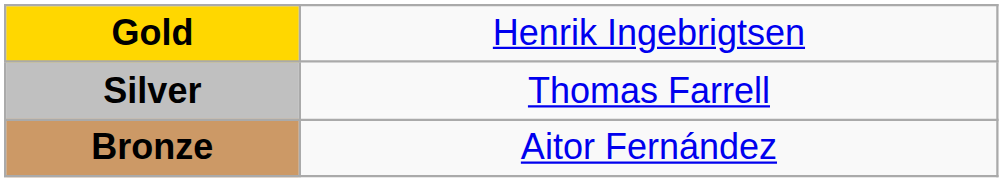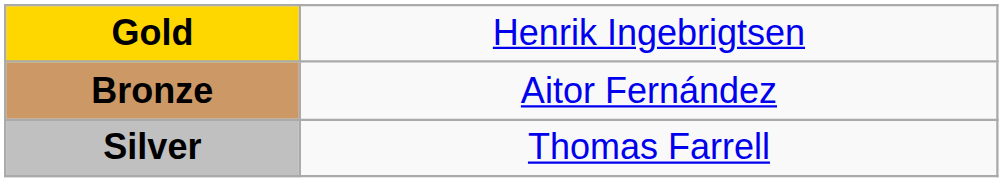rows swapped: (152, 90) <-> (152, 147)
